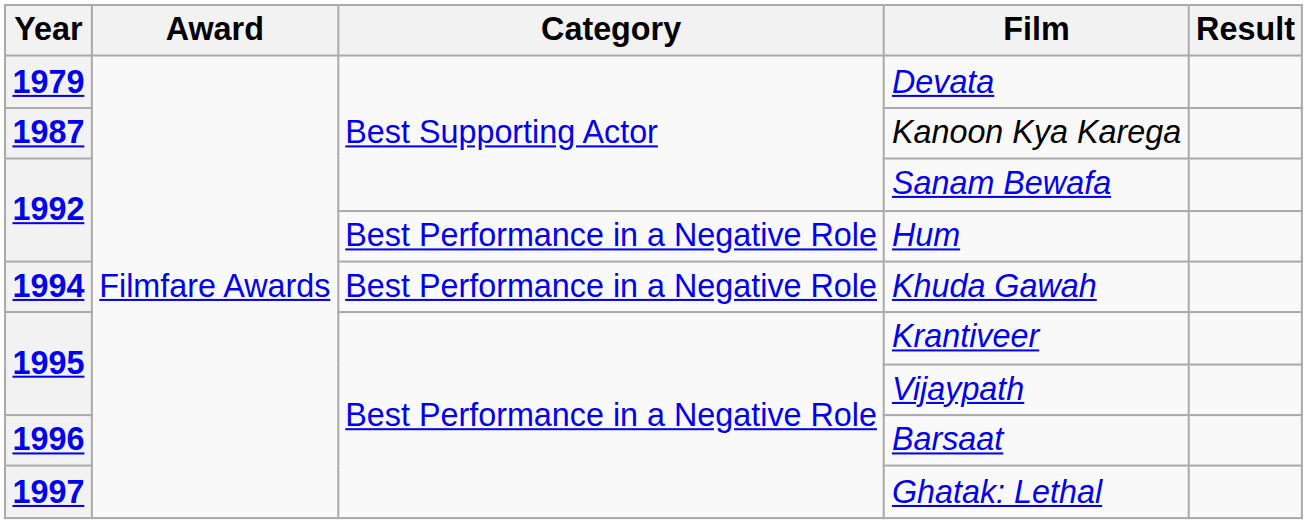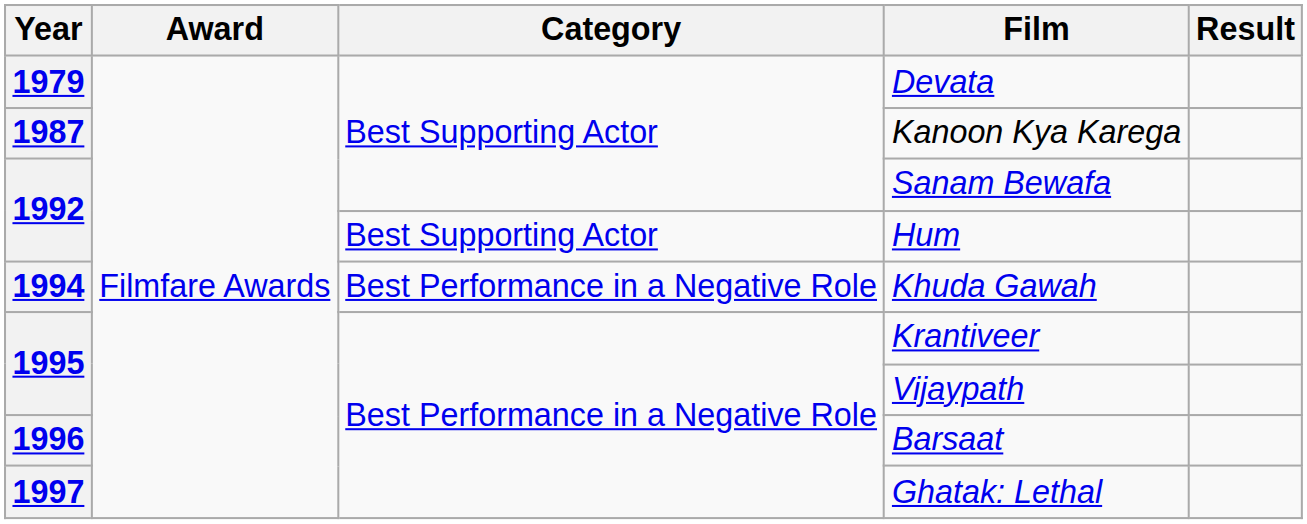(611, 235) Best Performance in a Negative Role -> (502, 235) Best Supporting Actor
